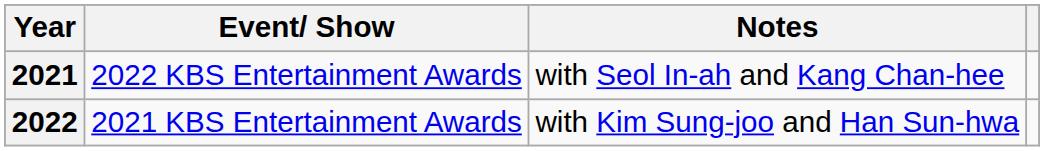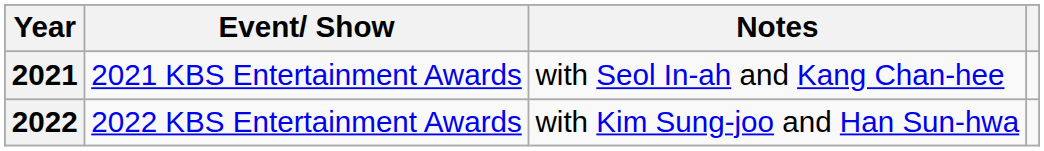(307, 74) 2022 KBS Entertainment Awards -> (307, 74) 2021 KBS Entertainment Awards
(307, 121) 2021 KBS Entertainment Awards -> (307, 121) 2022 KBS Entertainment Awards
